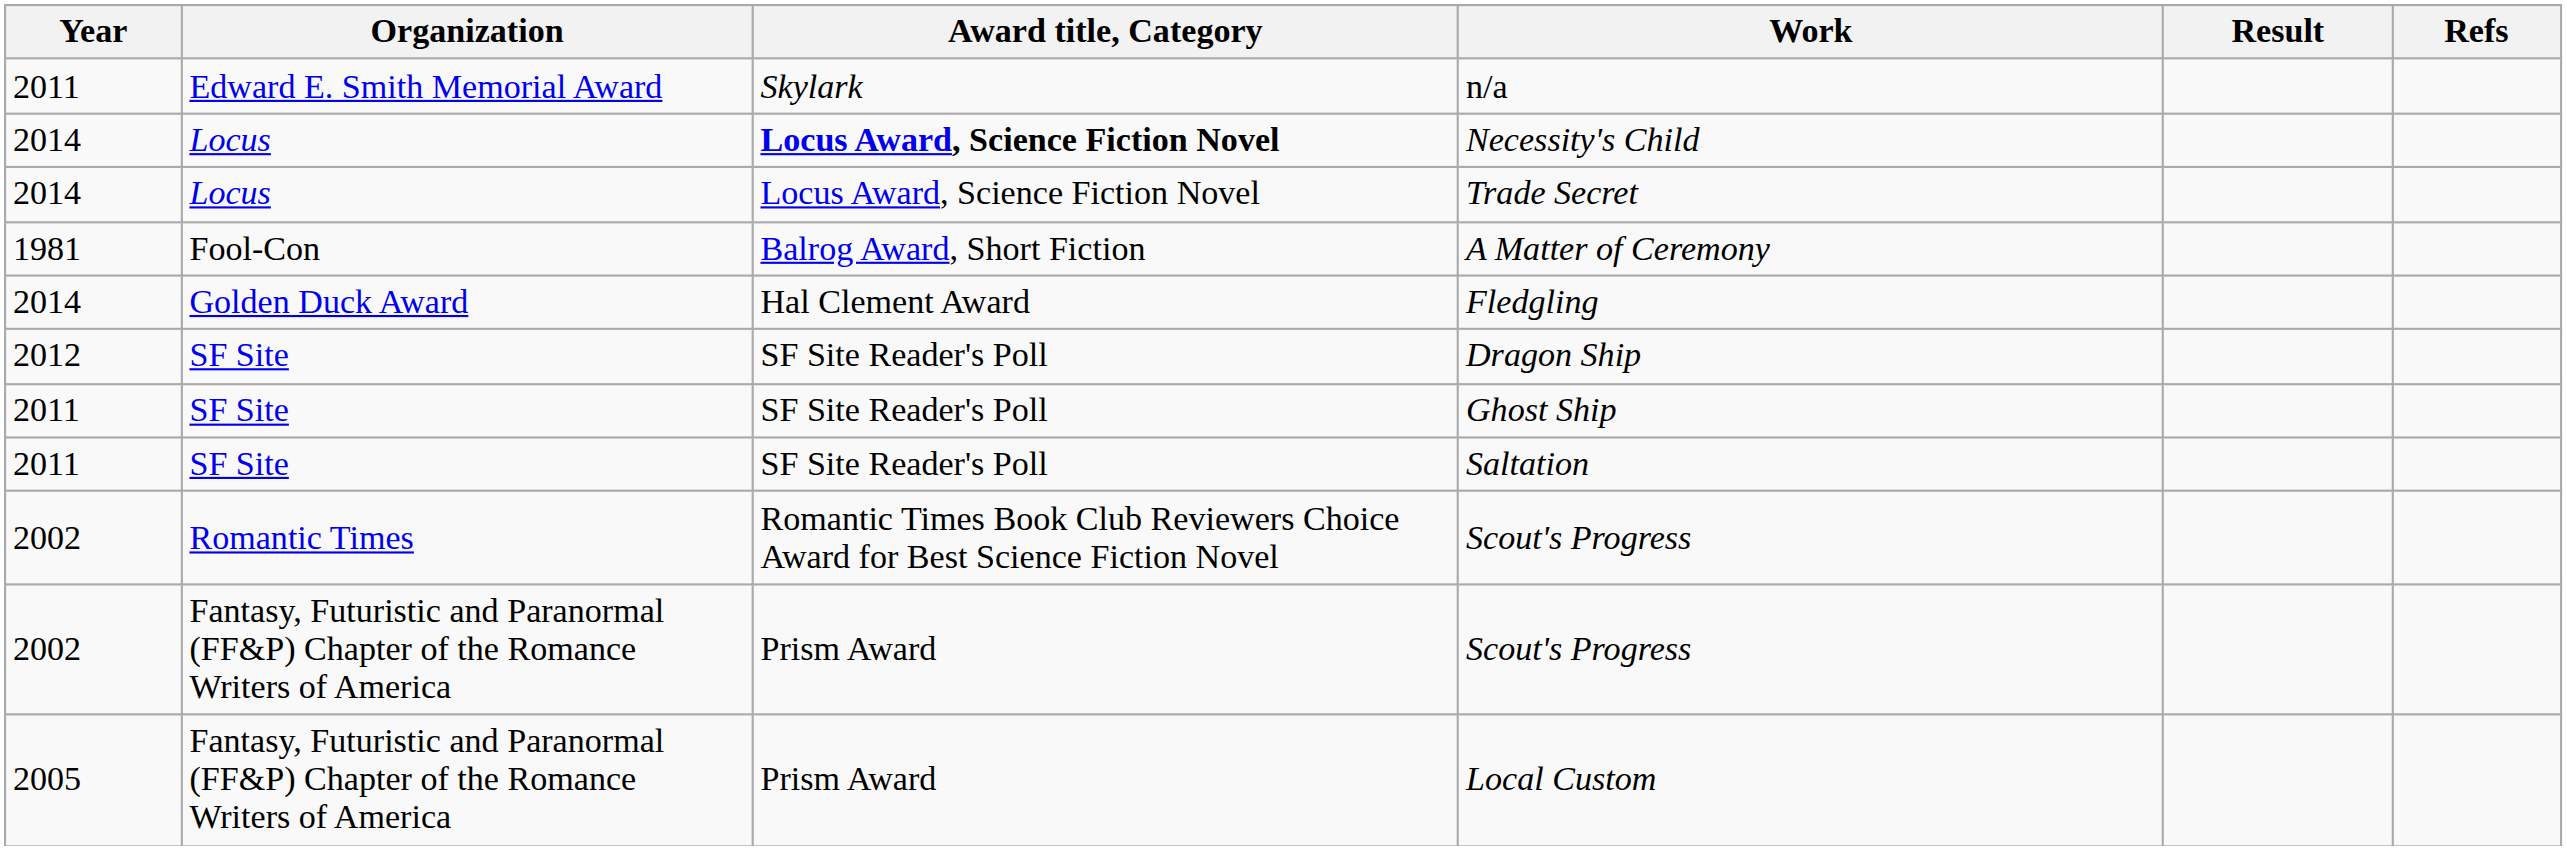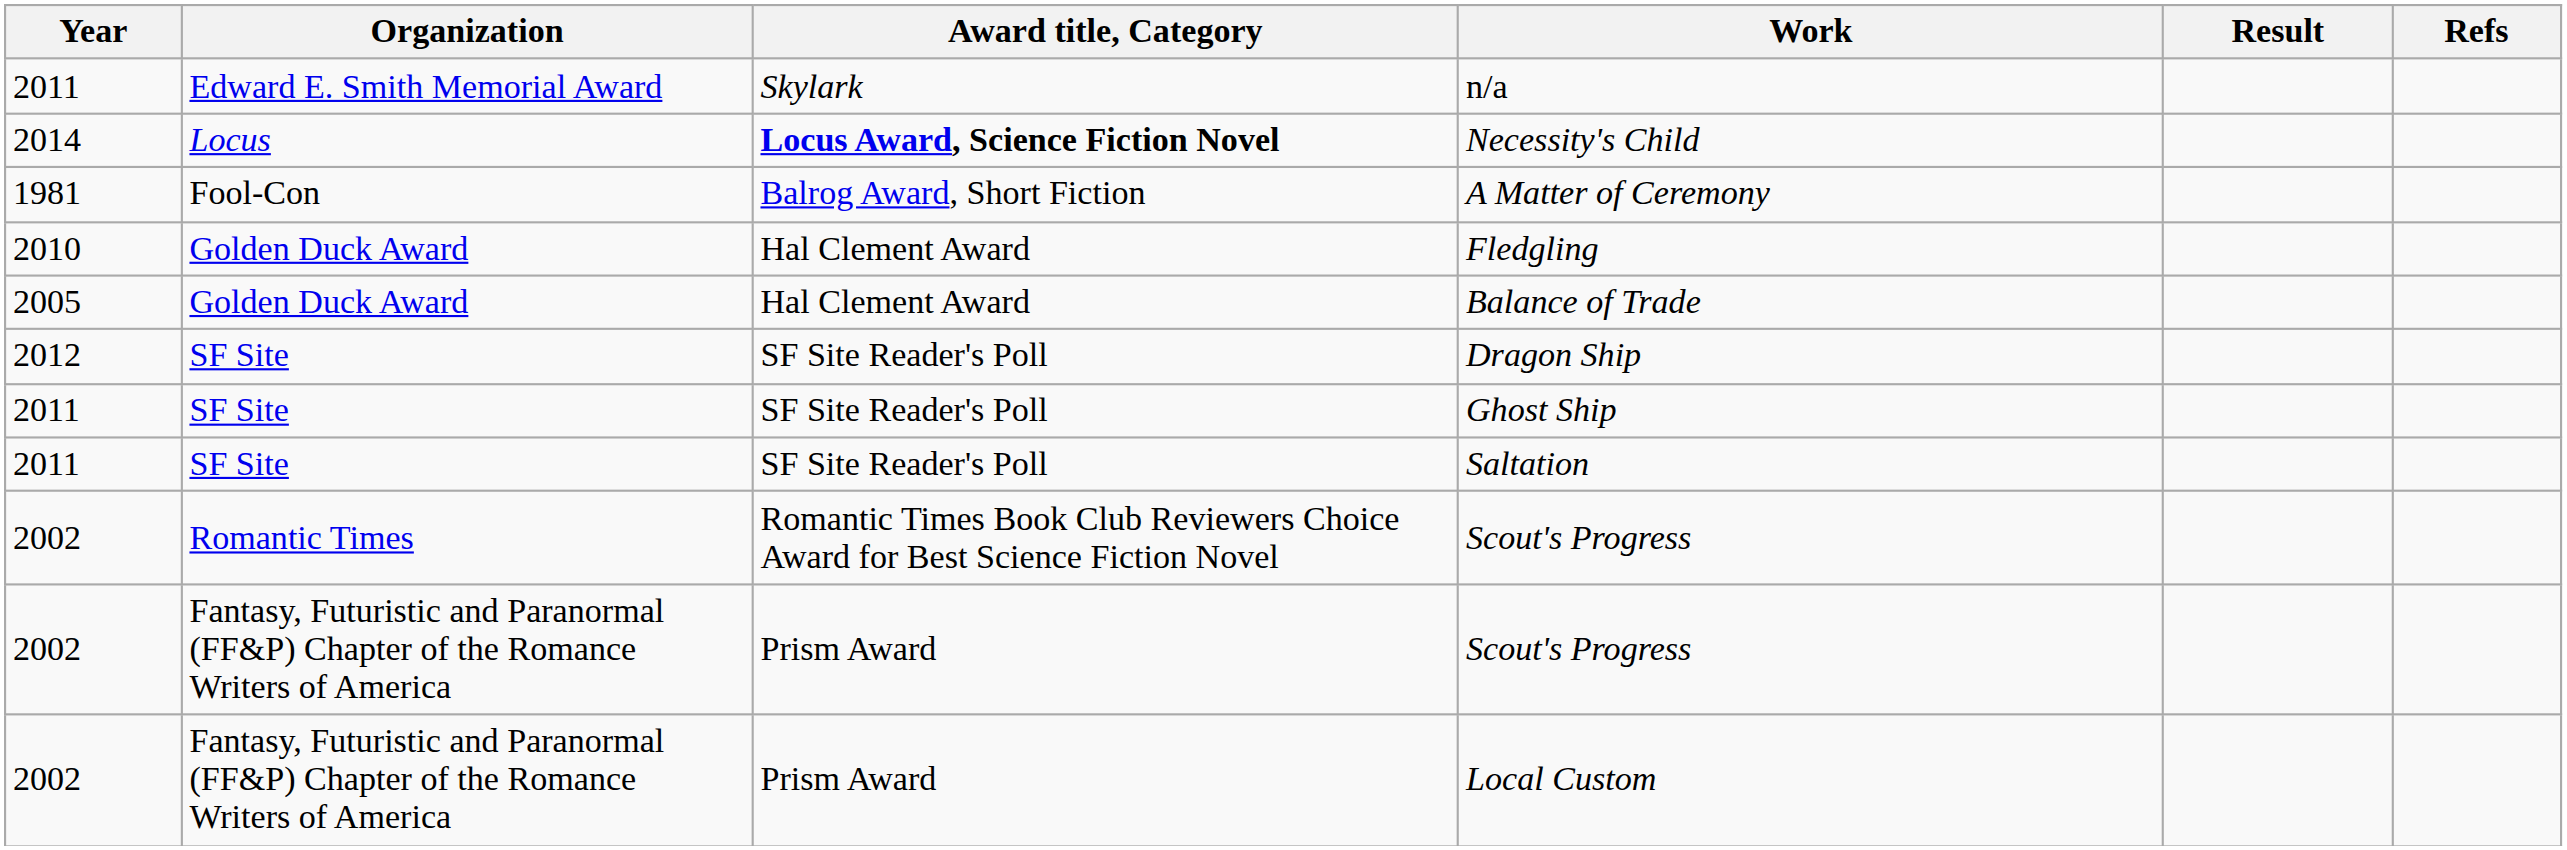- row: (230, 193)
(47, 301) 2014 -> (47, 247) 2010
+ row: (329, 301)
(47, 779) 2005 -> (47, 779) 2002
